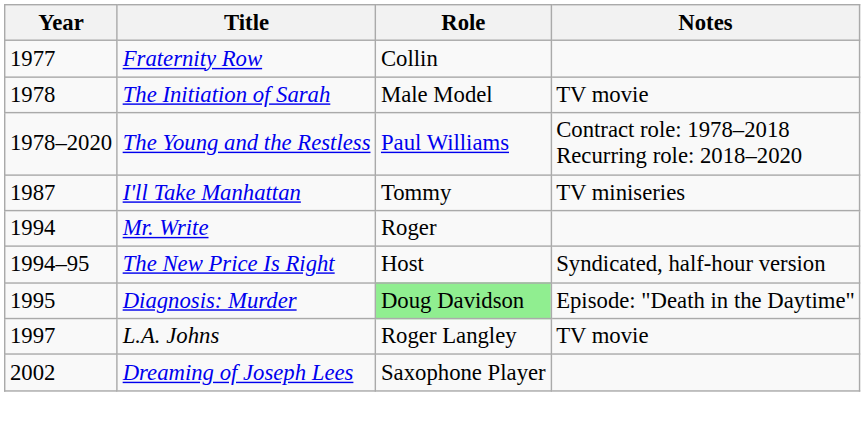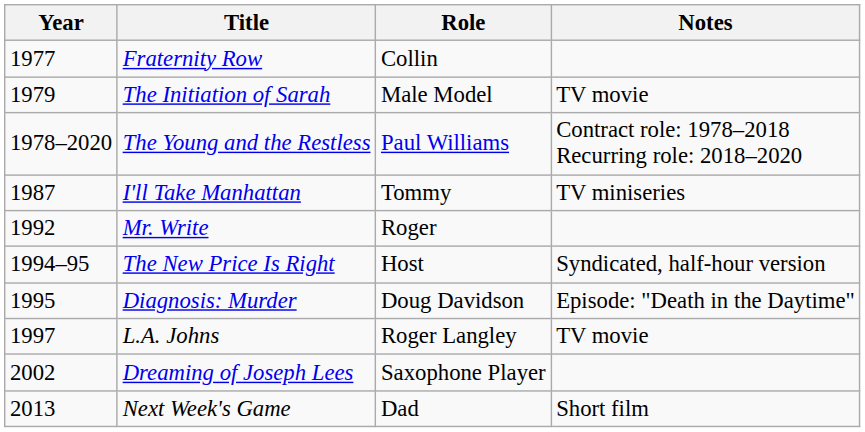(33, 94) 1978 -> (33, 94) 1979
(33, 228) 1994 -> (33, 228) 1992
(453, 300) lightgreen background -> (453, 300) no background
+ row: (207, 408)
